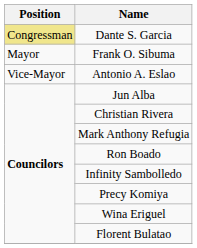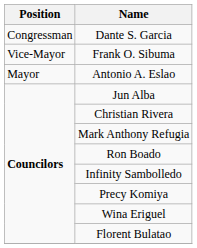(40, 34) khaki background -> (40, 34) no background
(23, 54) Mayor -> (36, 54) Vice-Mayor
(36, 74) Vice-Mayor -> (23, 74) Mayor
